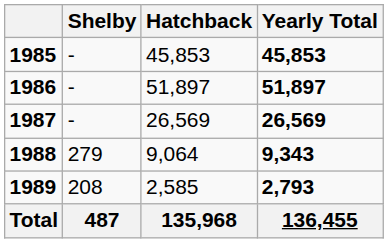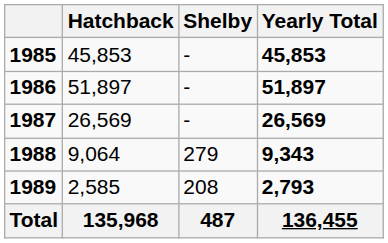columns swapped: (199, 21) <-> (102, 21)
